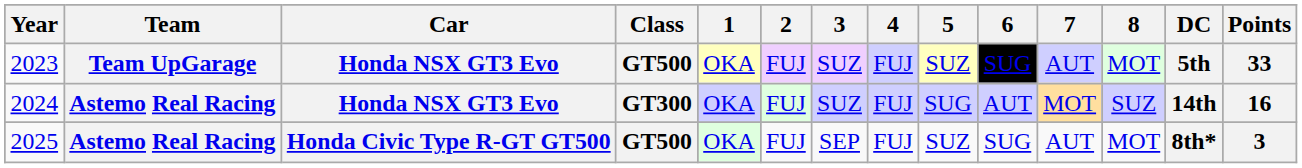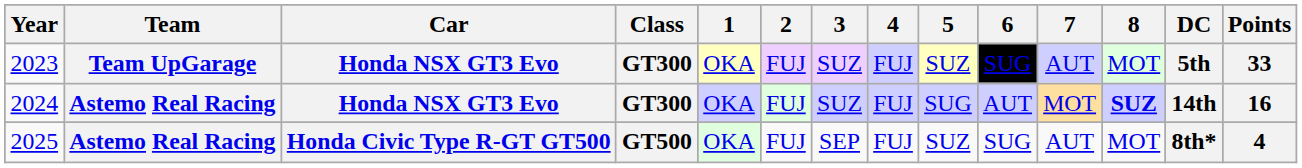(657, 62) GT500 -> (657, 62) GT300
(1134, 102) normal -> (1134, 102) bold
(1259, 141) 3 -> (1259, 141) 4
